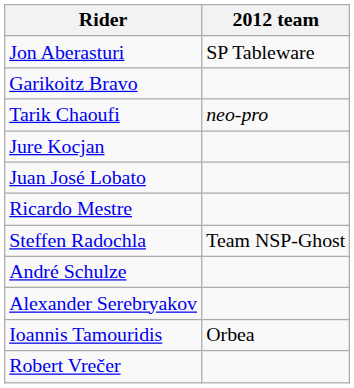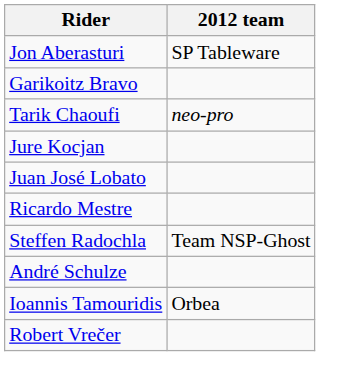- row: (103, 303)
